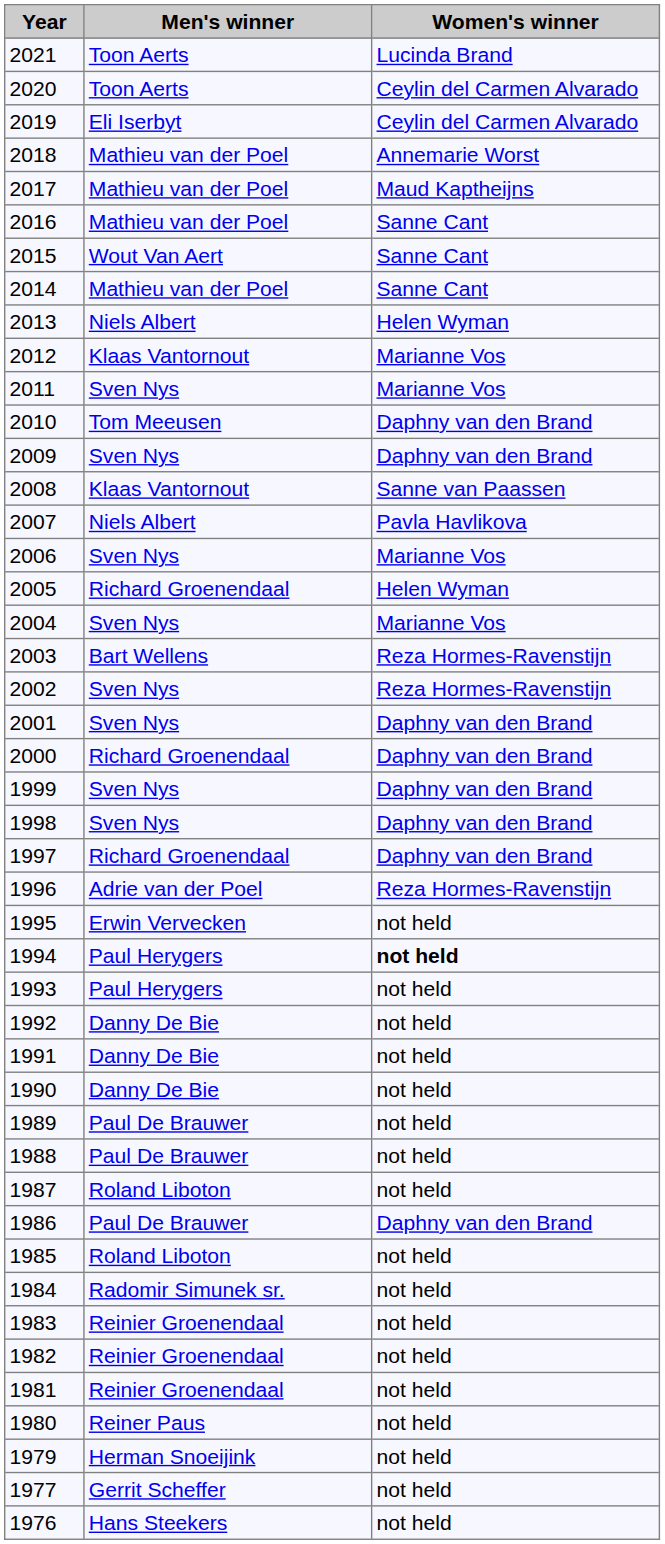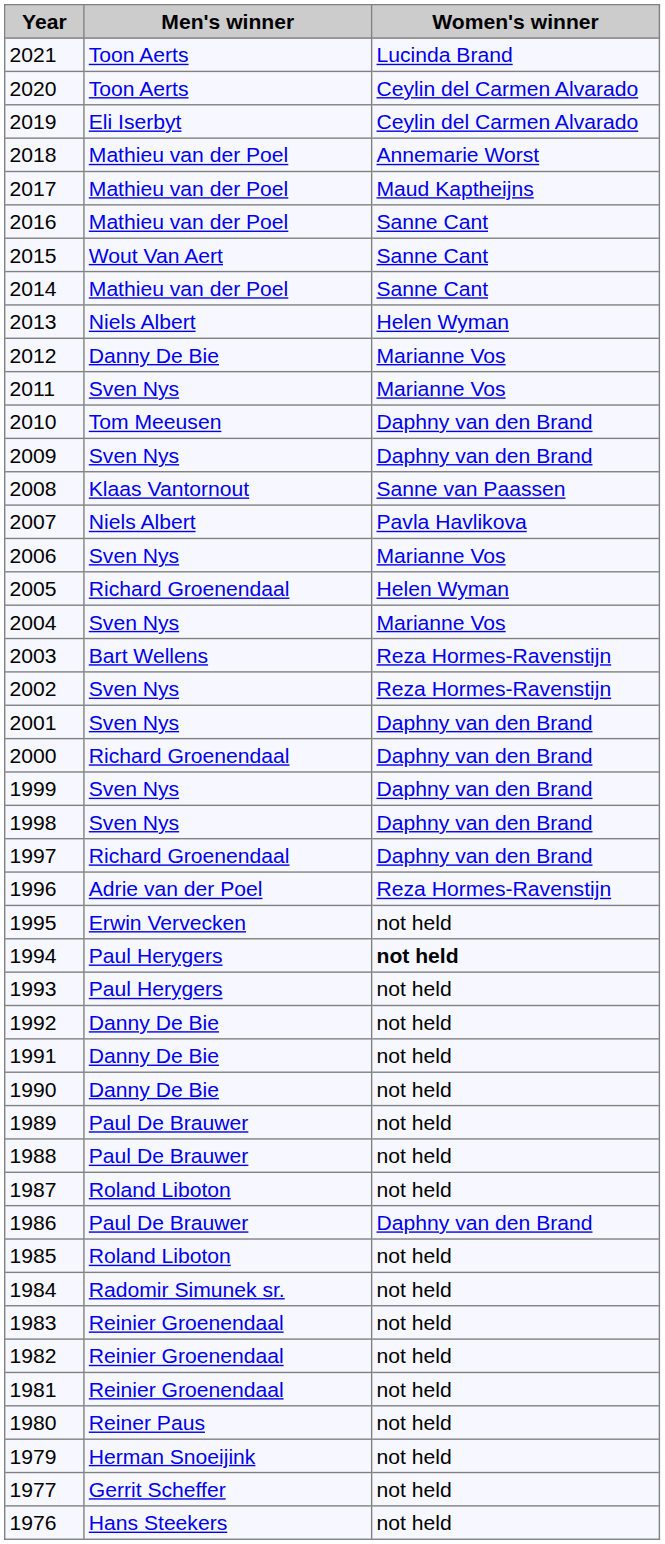(169, 355) Klaas Vantornout -> (154, 355) Danny De Bie
